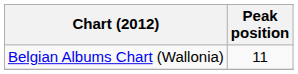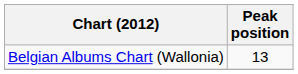(260, 57) 11 -> (260, 57) 13
